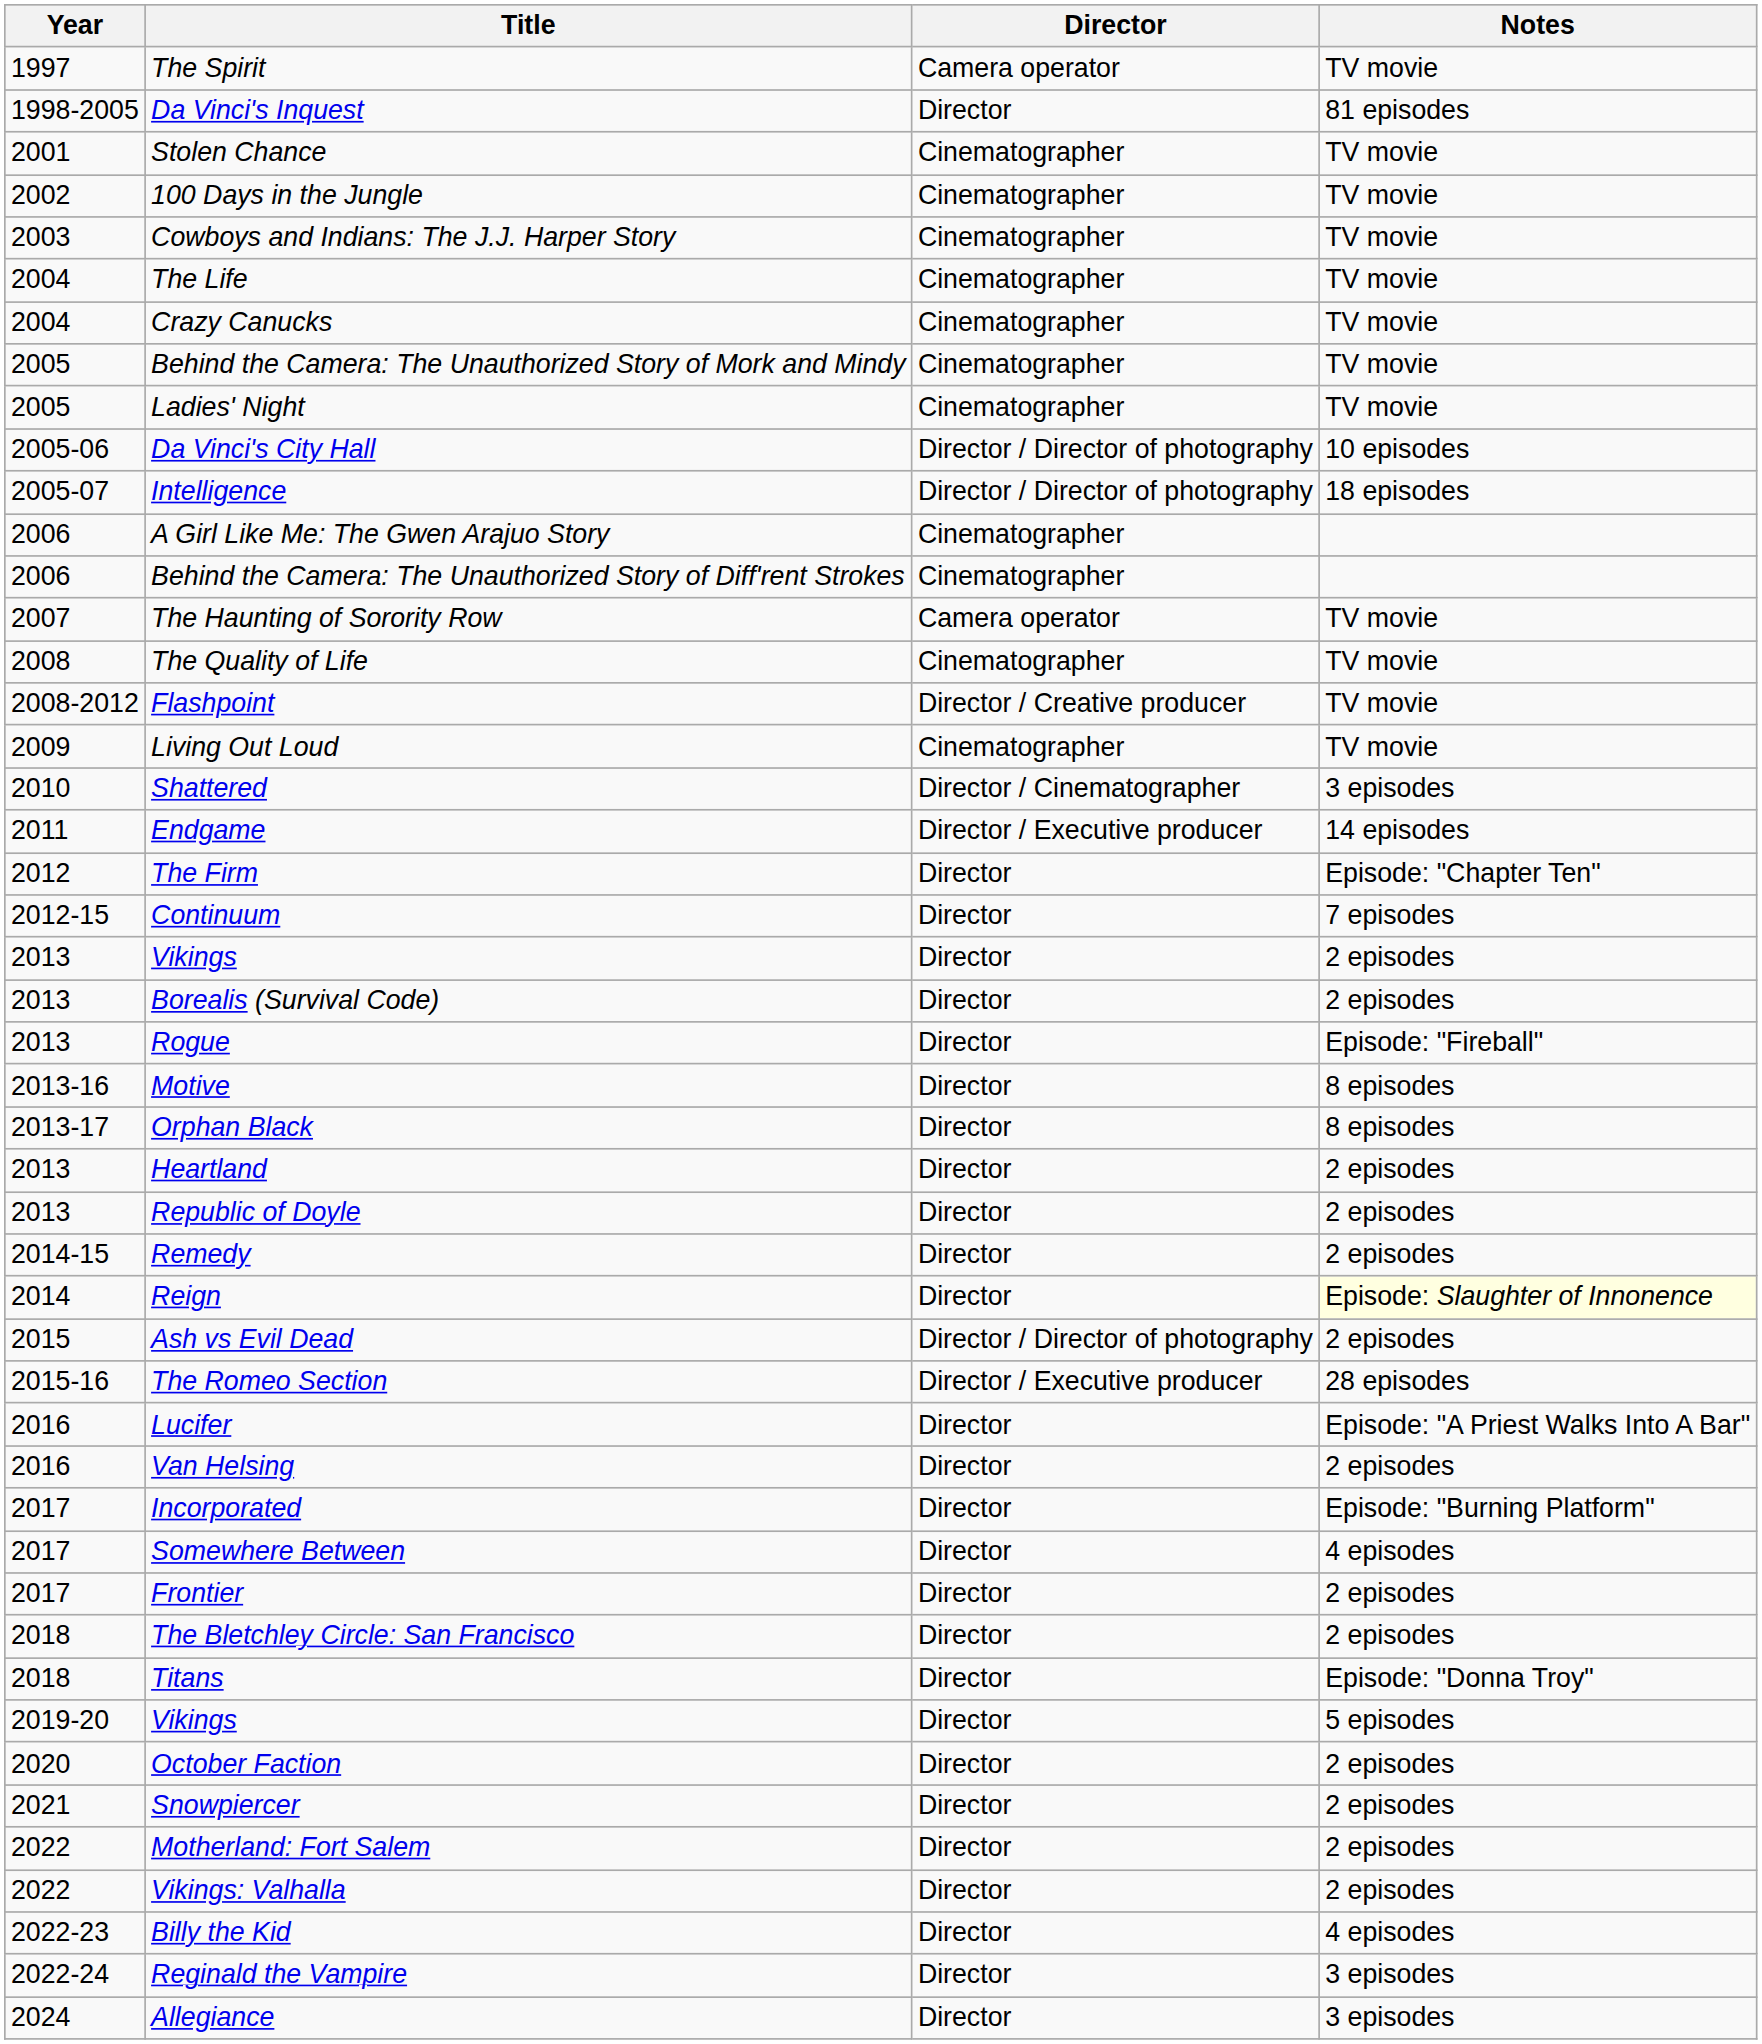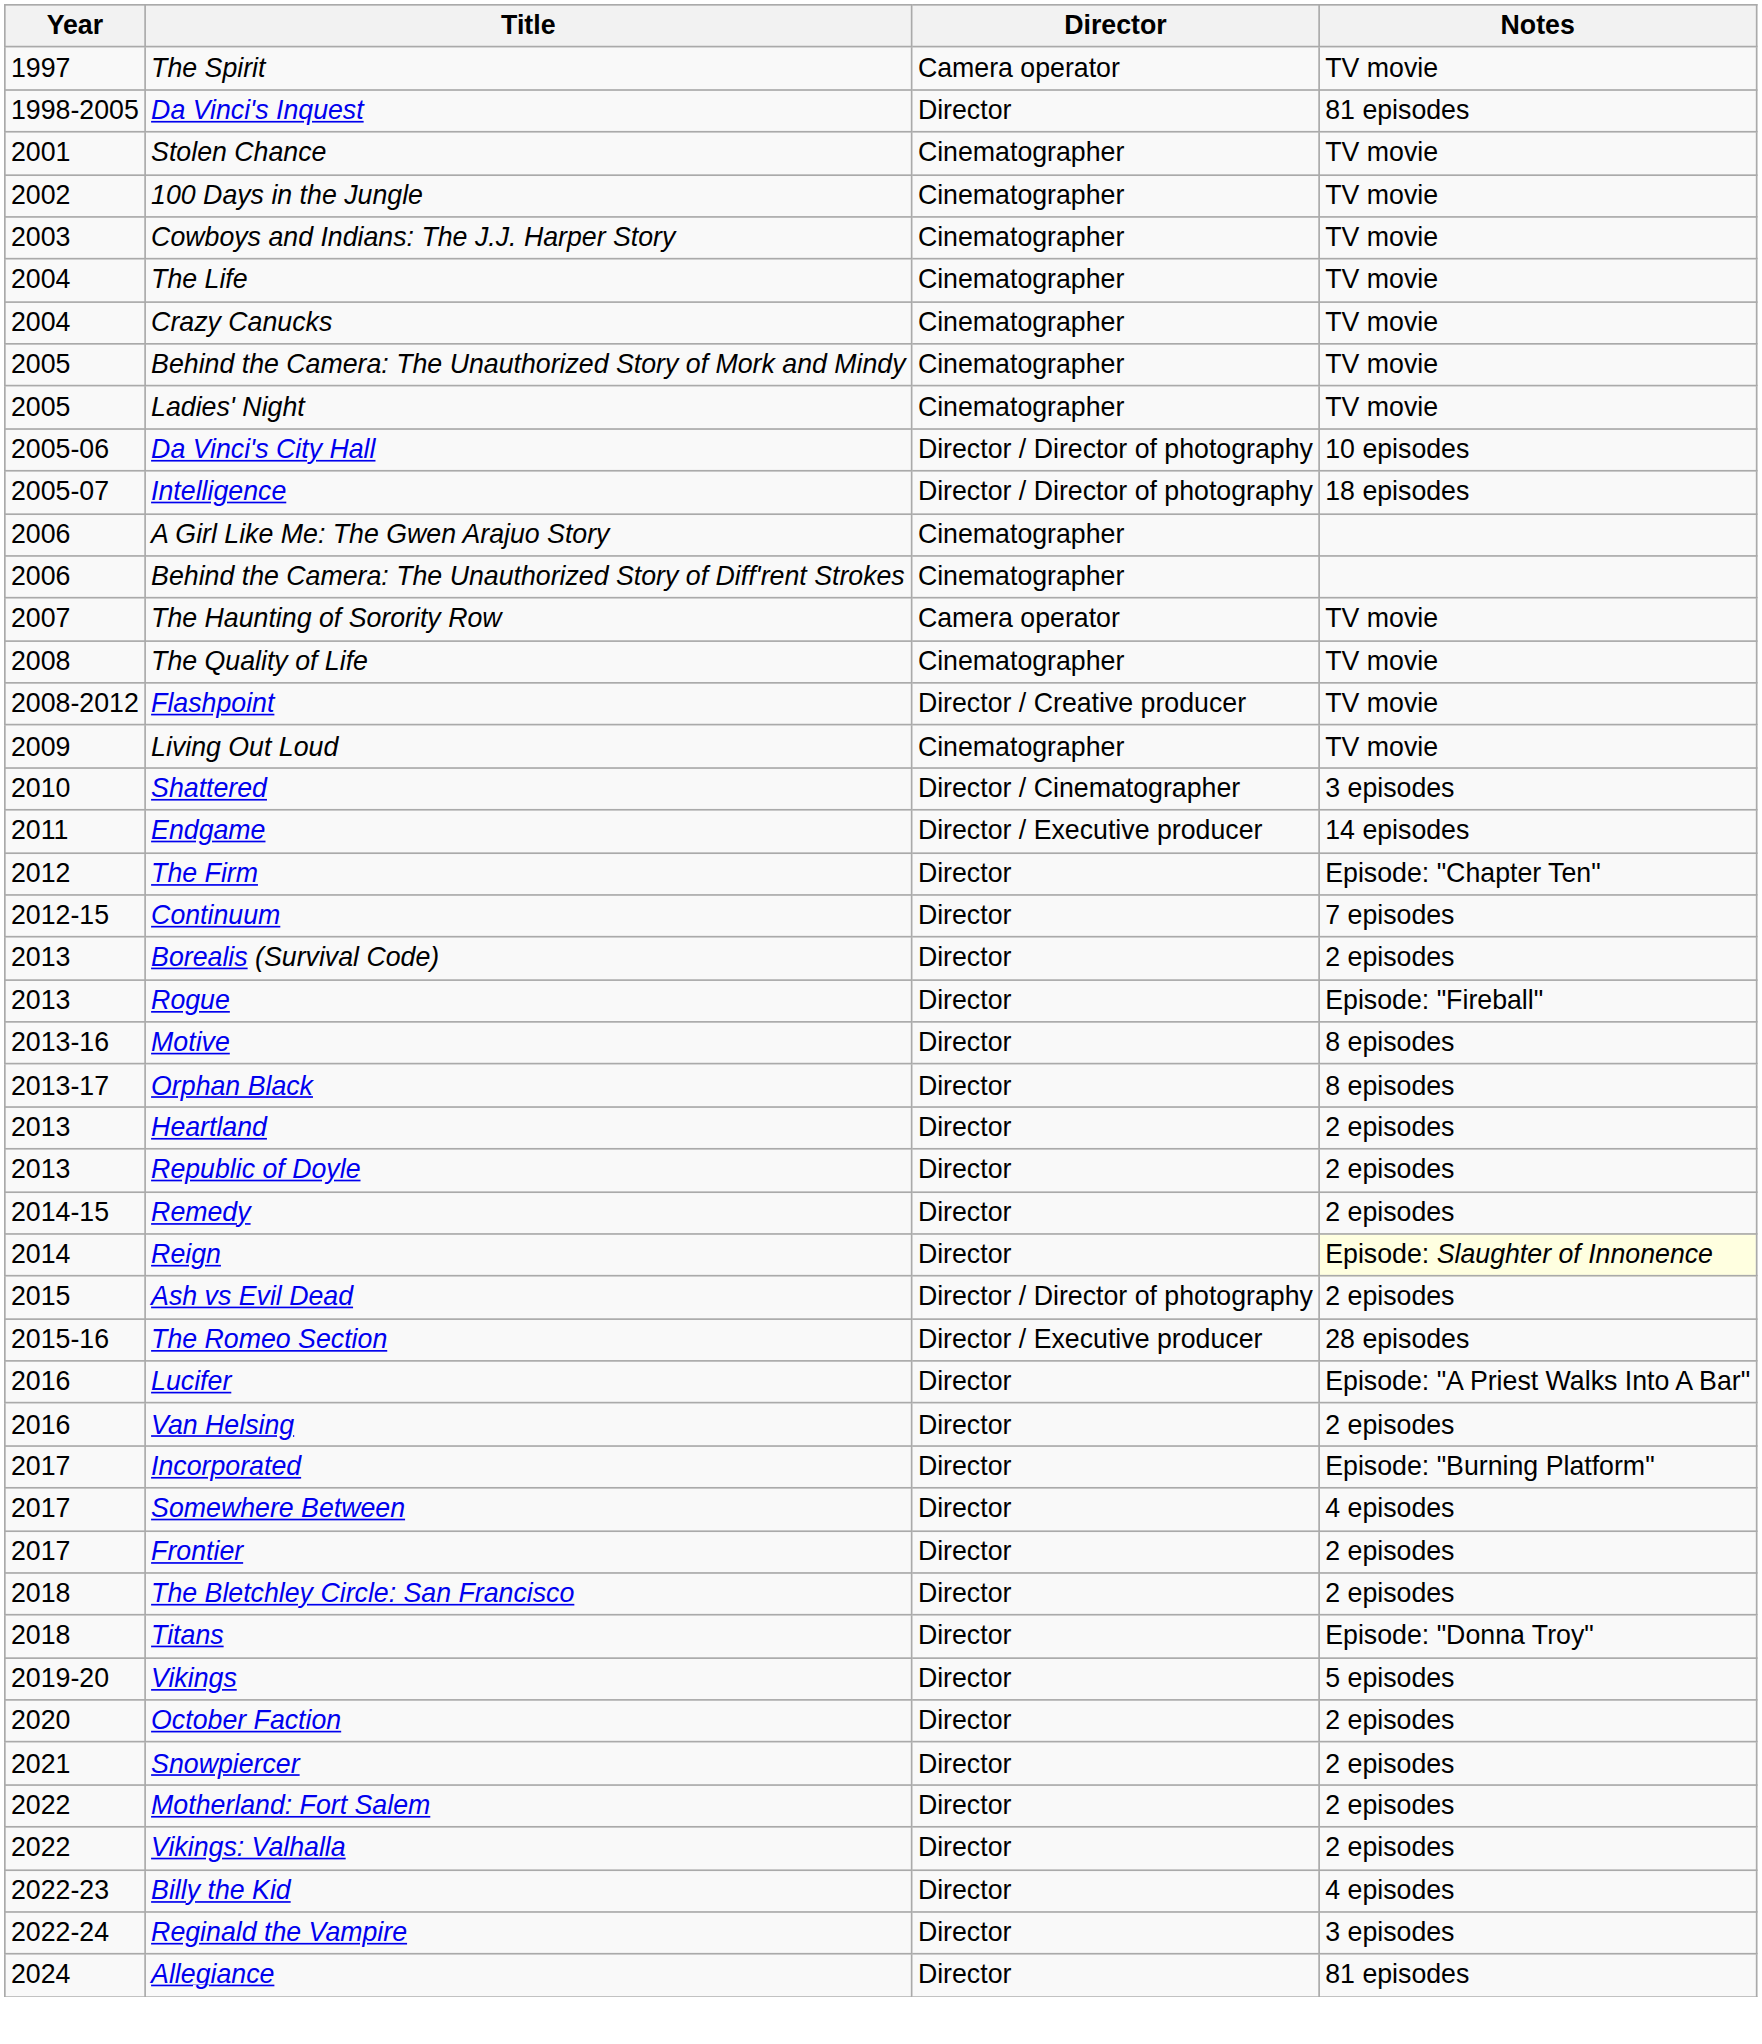- row: (41, 957)
(1390, 2017) 3 episodes -> (1397, 1974) 81 episodes
